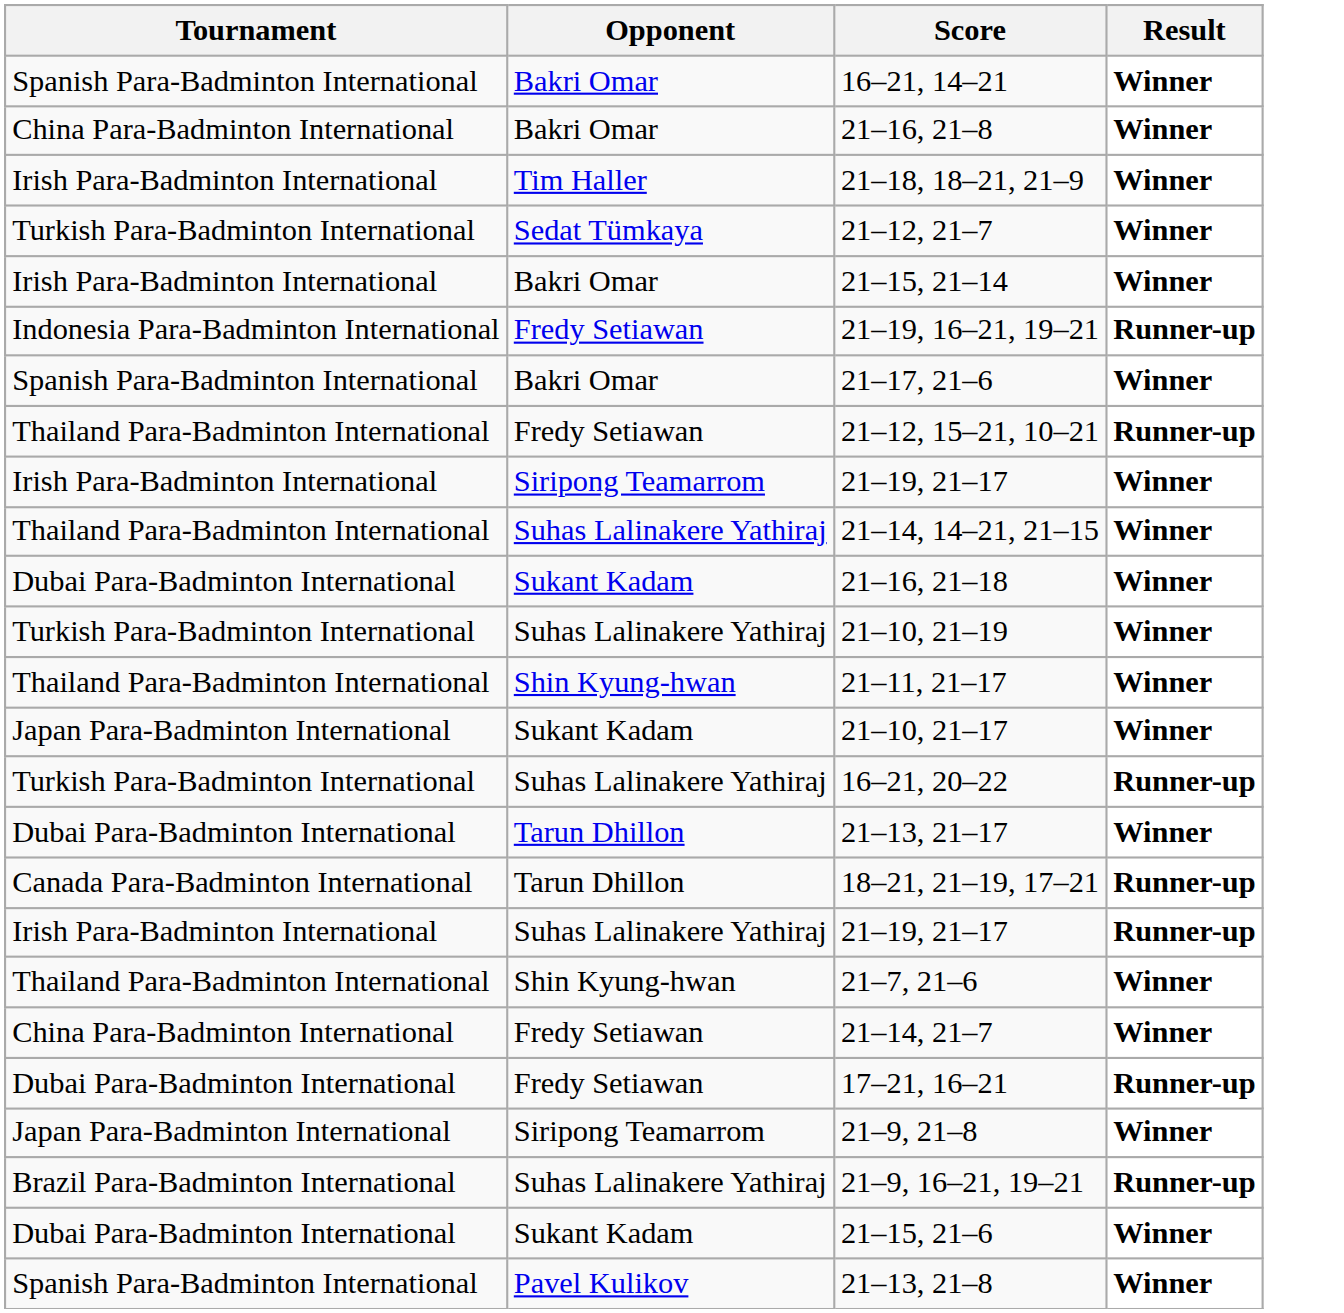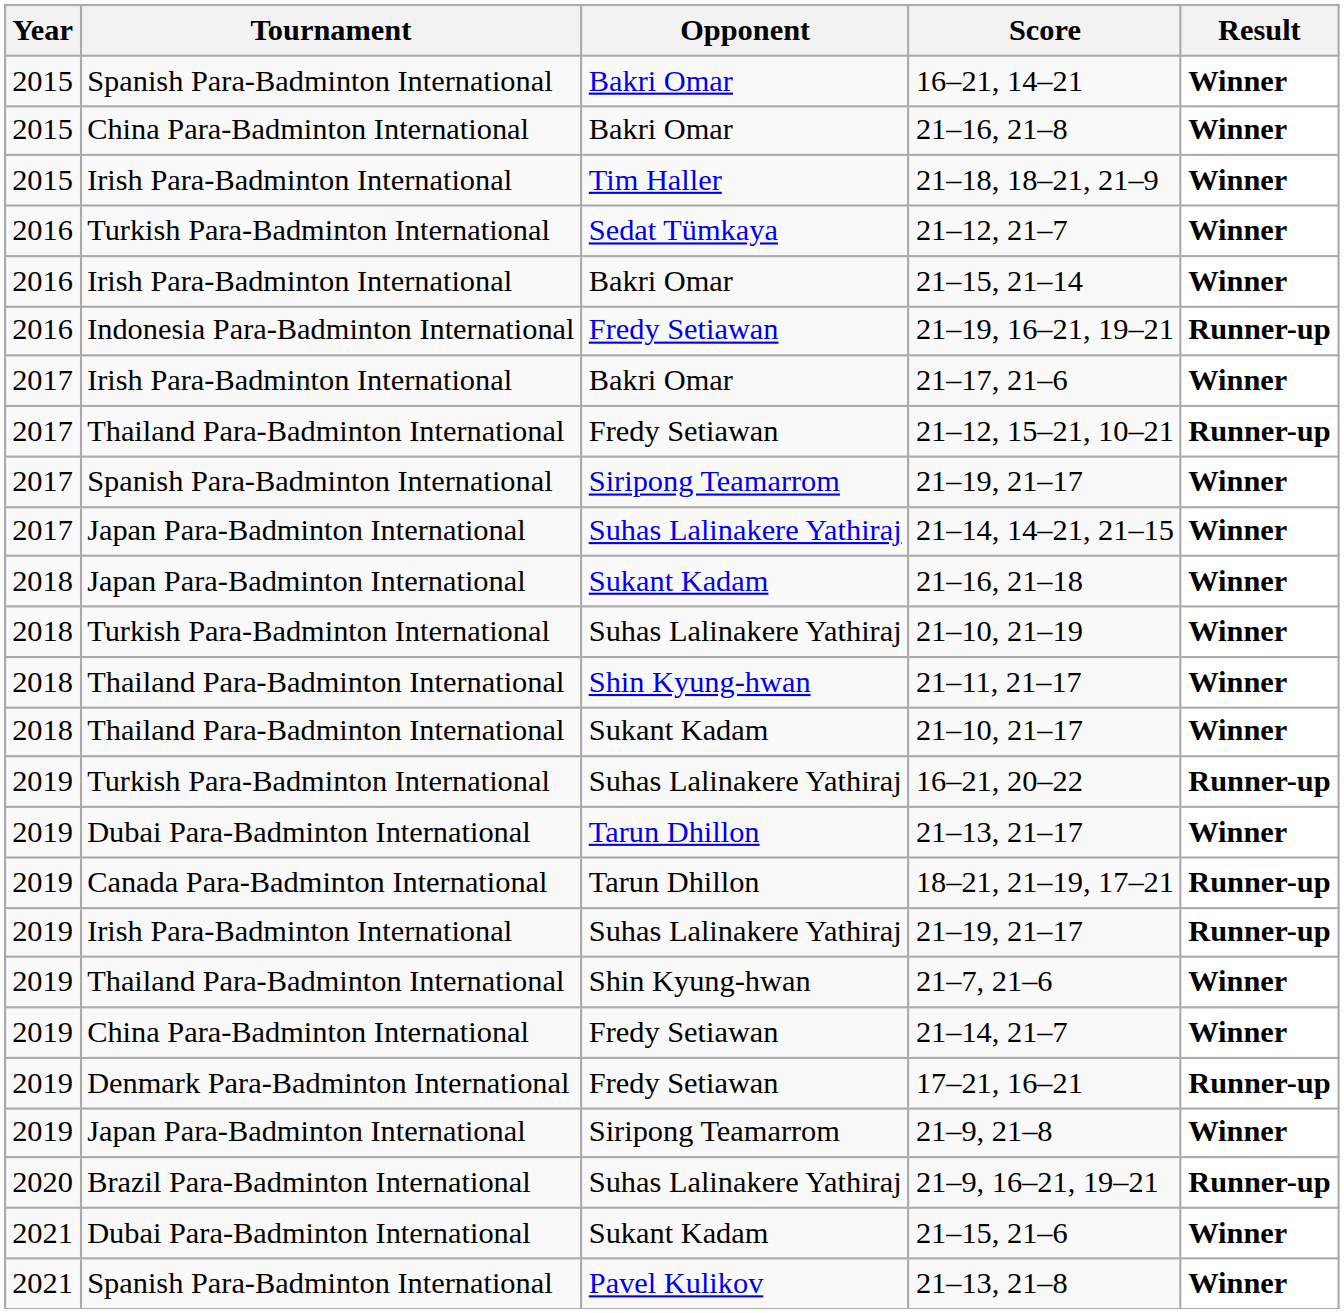+ column: (43, 29)
(245, 380) Spanish Para-Badminton International -> (300, 380) Irish Para-Badminton International
(225, 480) Irish Para-Badminton International -> (320, 480) Spanish Para-Badminton International
(251, 531) Thailand Para-Badminton International -> (306, 531) Japan Para-Badminton International
(234, 581) Dubai Para-Badminton International -> (306, 581) Japan Para-Badminton International
(231, 731) Japan Para-Badminton International -> (326, 731) Thailand Para-Badminton International
(234, 1082) Dubai Para-Badminton International -> (328, 1082) Denmark Para-Badminton International
